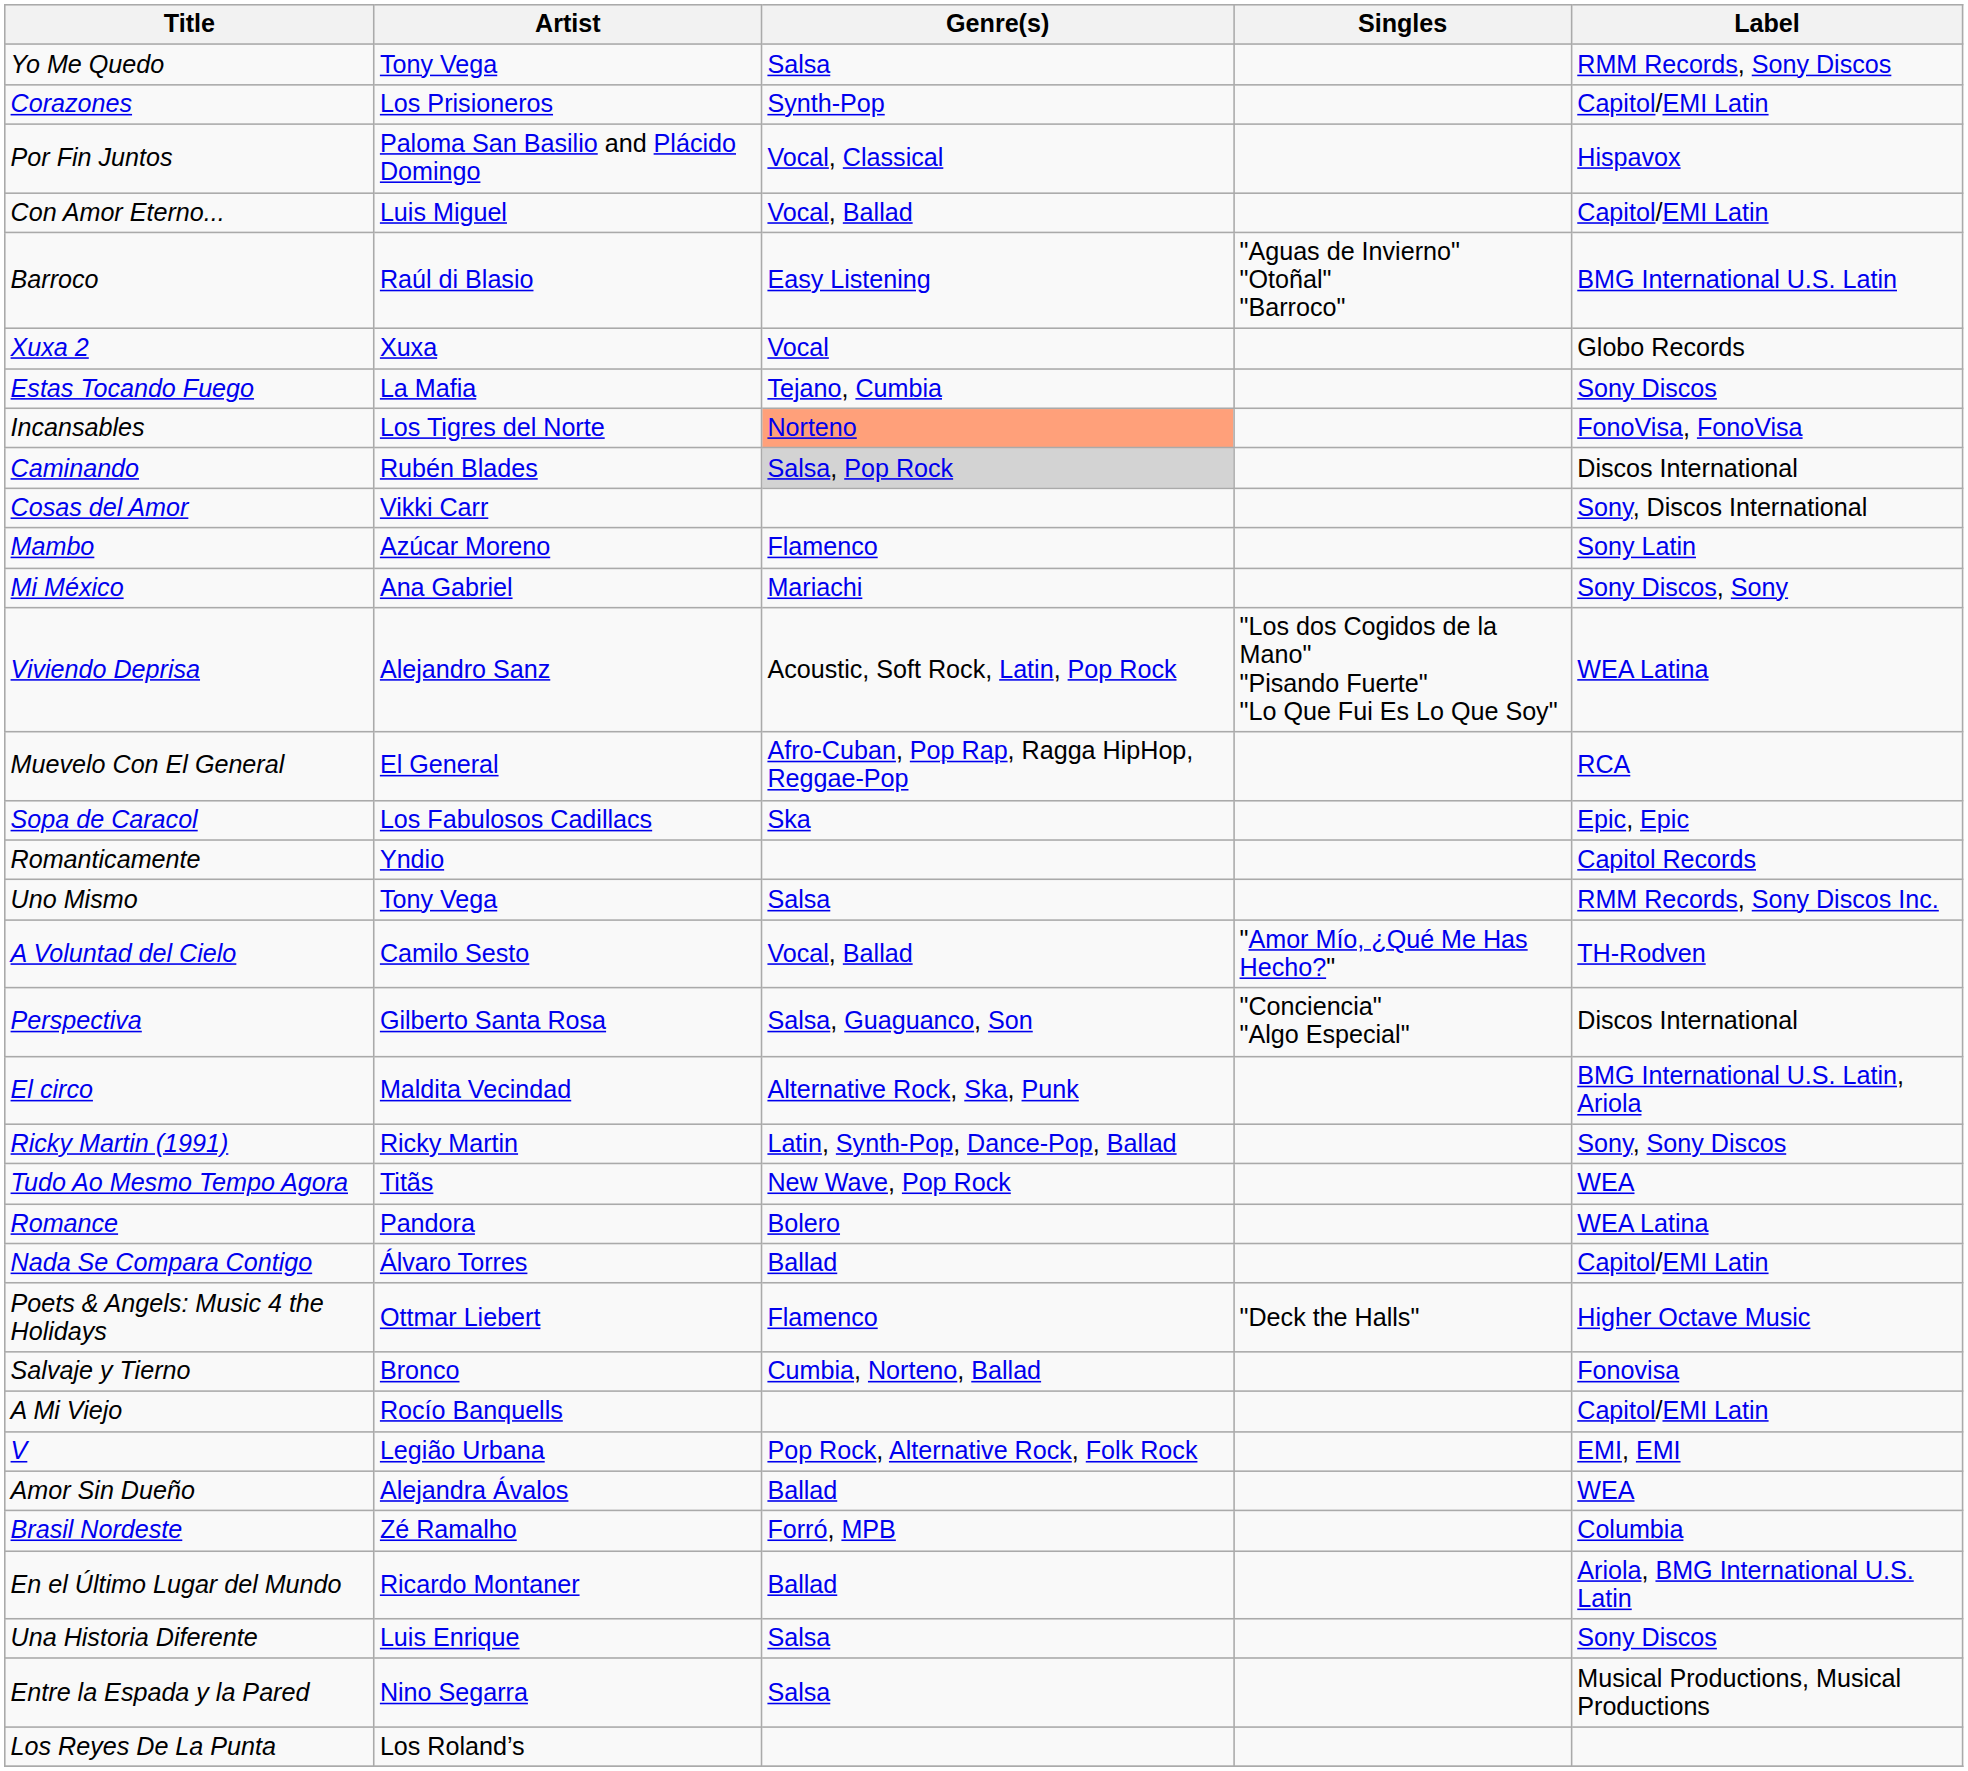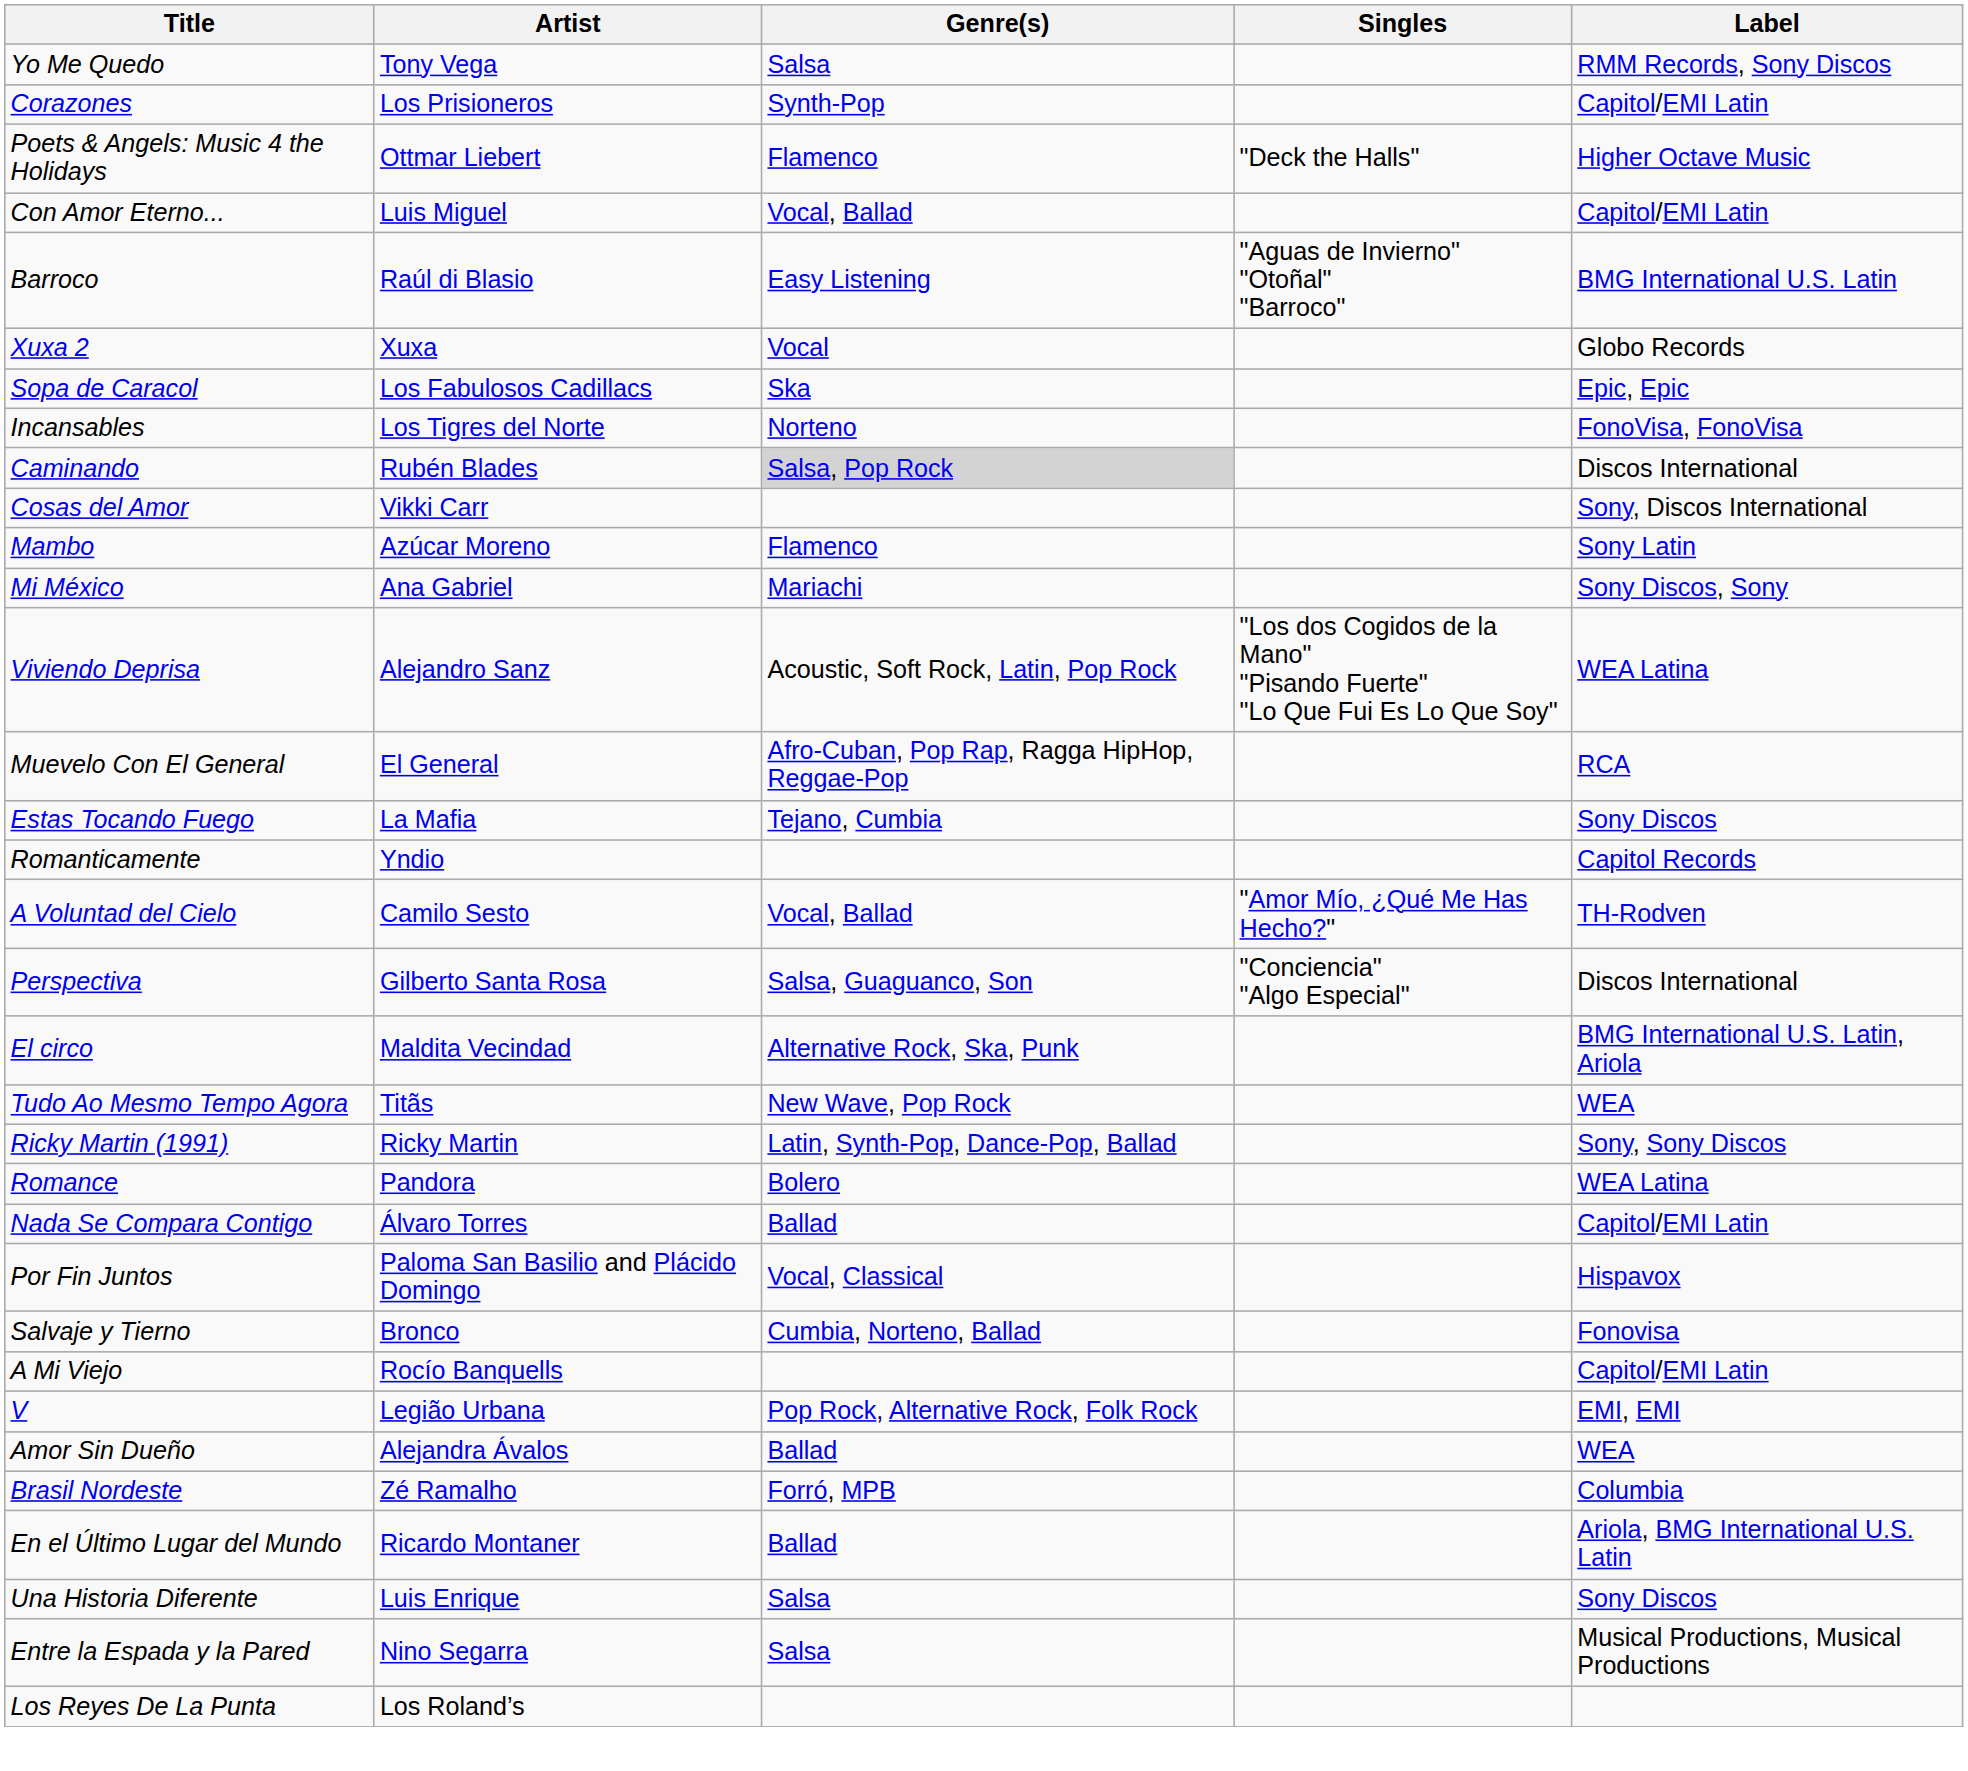rows swapped: (167, 1317) <-> (92, 158)
rows swapped: (104, 819) <-> (132, 388)
(812, 427) lightsalmon background -> (812, 427) no background
- row: (74, 899)
rows swapped: (179, 1183) <-> (119, 1143)
